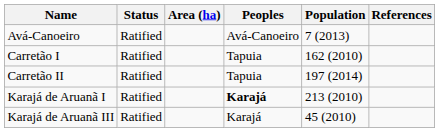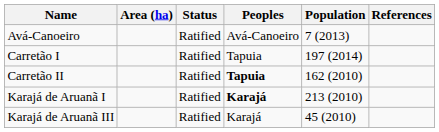columns swapped: (141, 14) <-> (194, 14)
(334, 55) 162 (2010) -> (334, 55) 197 (2014)
(244, 76) normal -> (246, 76) bold
(334, 76) 197 (2014) -> (334, 76) 162 (2010)
